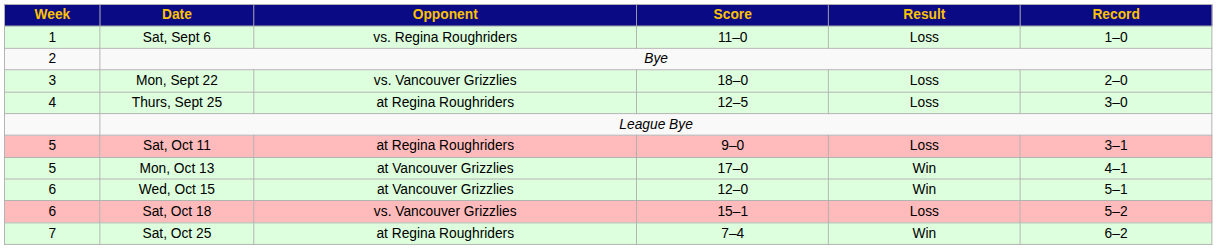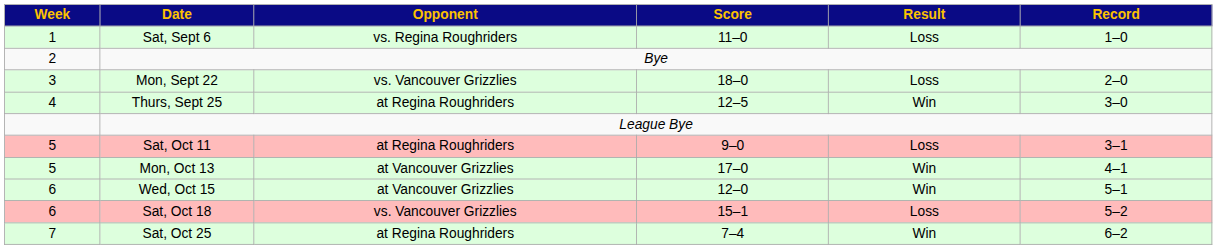(924, 102) Loss -> (924, 102) Win
